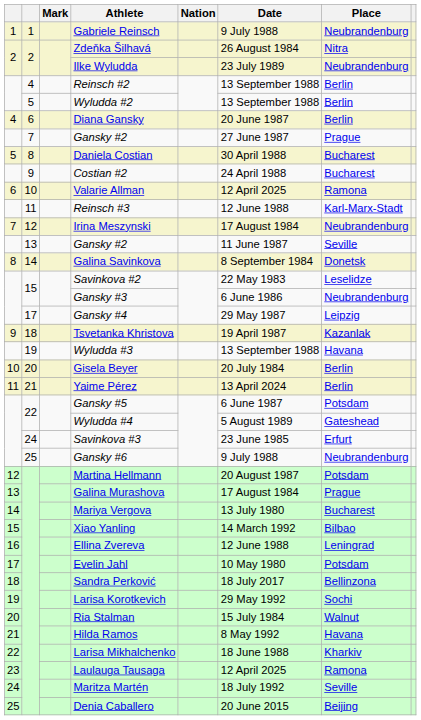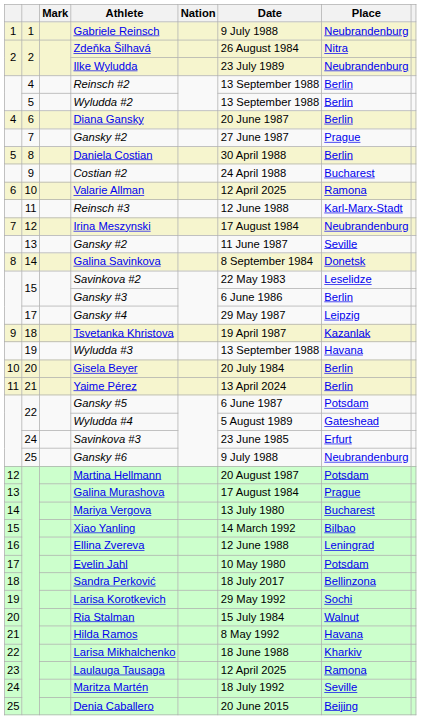(350, 155) Bucharest -> (339, 155) Berlin
(366, 297) Neubrandenburg -> (339, 297) Berlin
